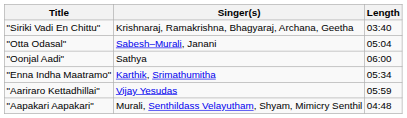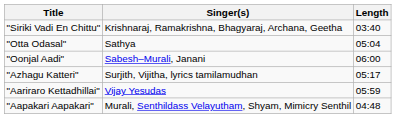(166, 44) Sabesh–Murali, Janani -> (120, 44) Sathya
(131, 59) Sathya -> (155, 59) Sabesh–Murali, Janani
- row: (59, 75)
+ row: (43, 75)
